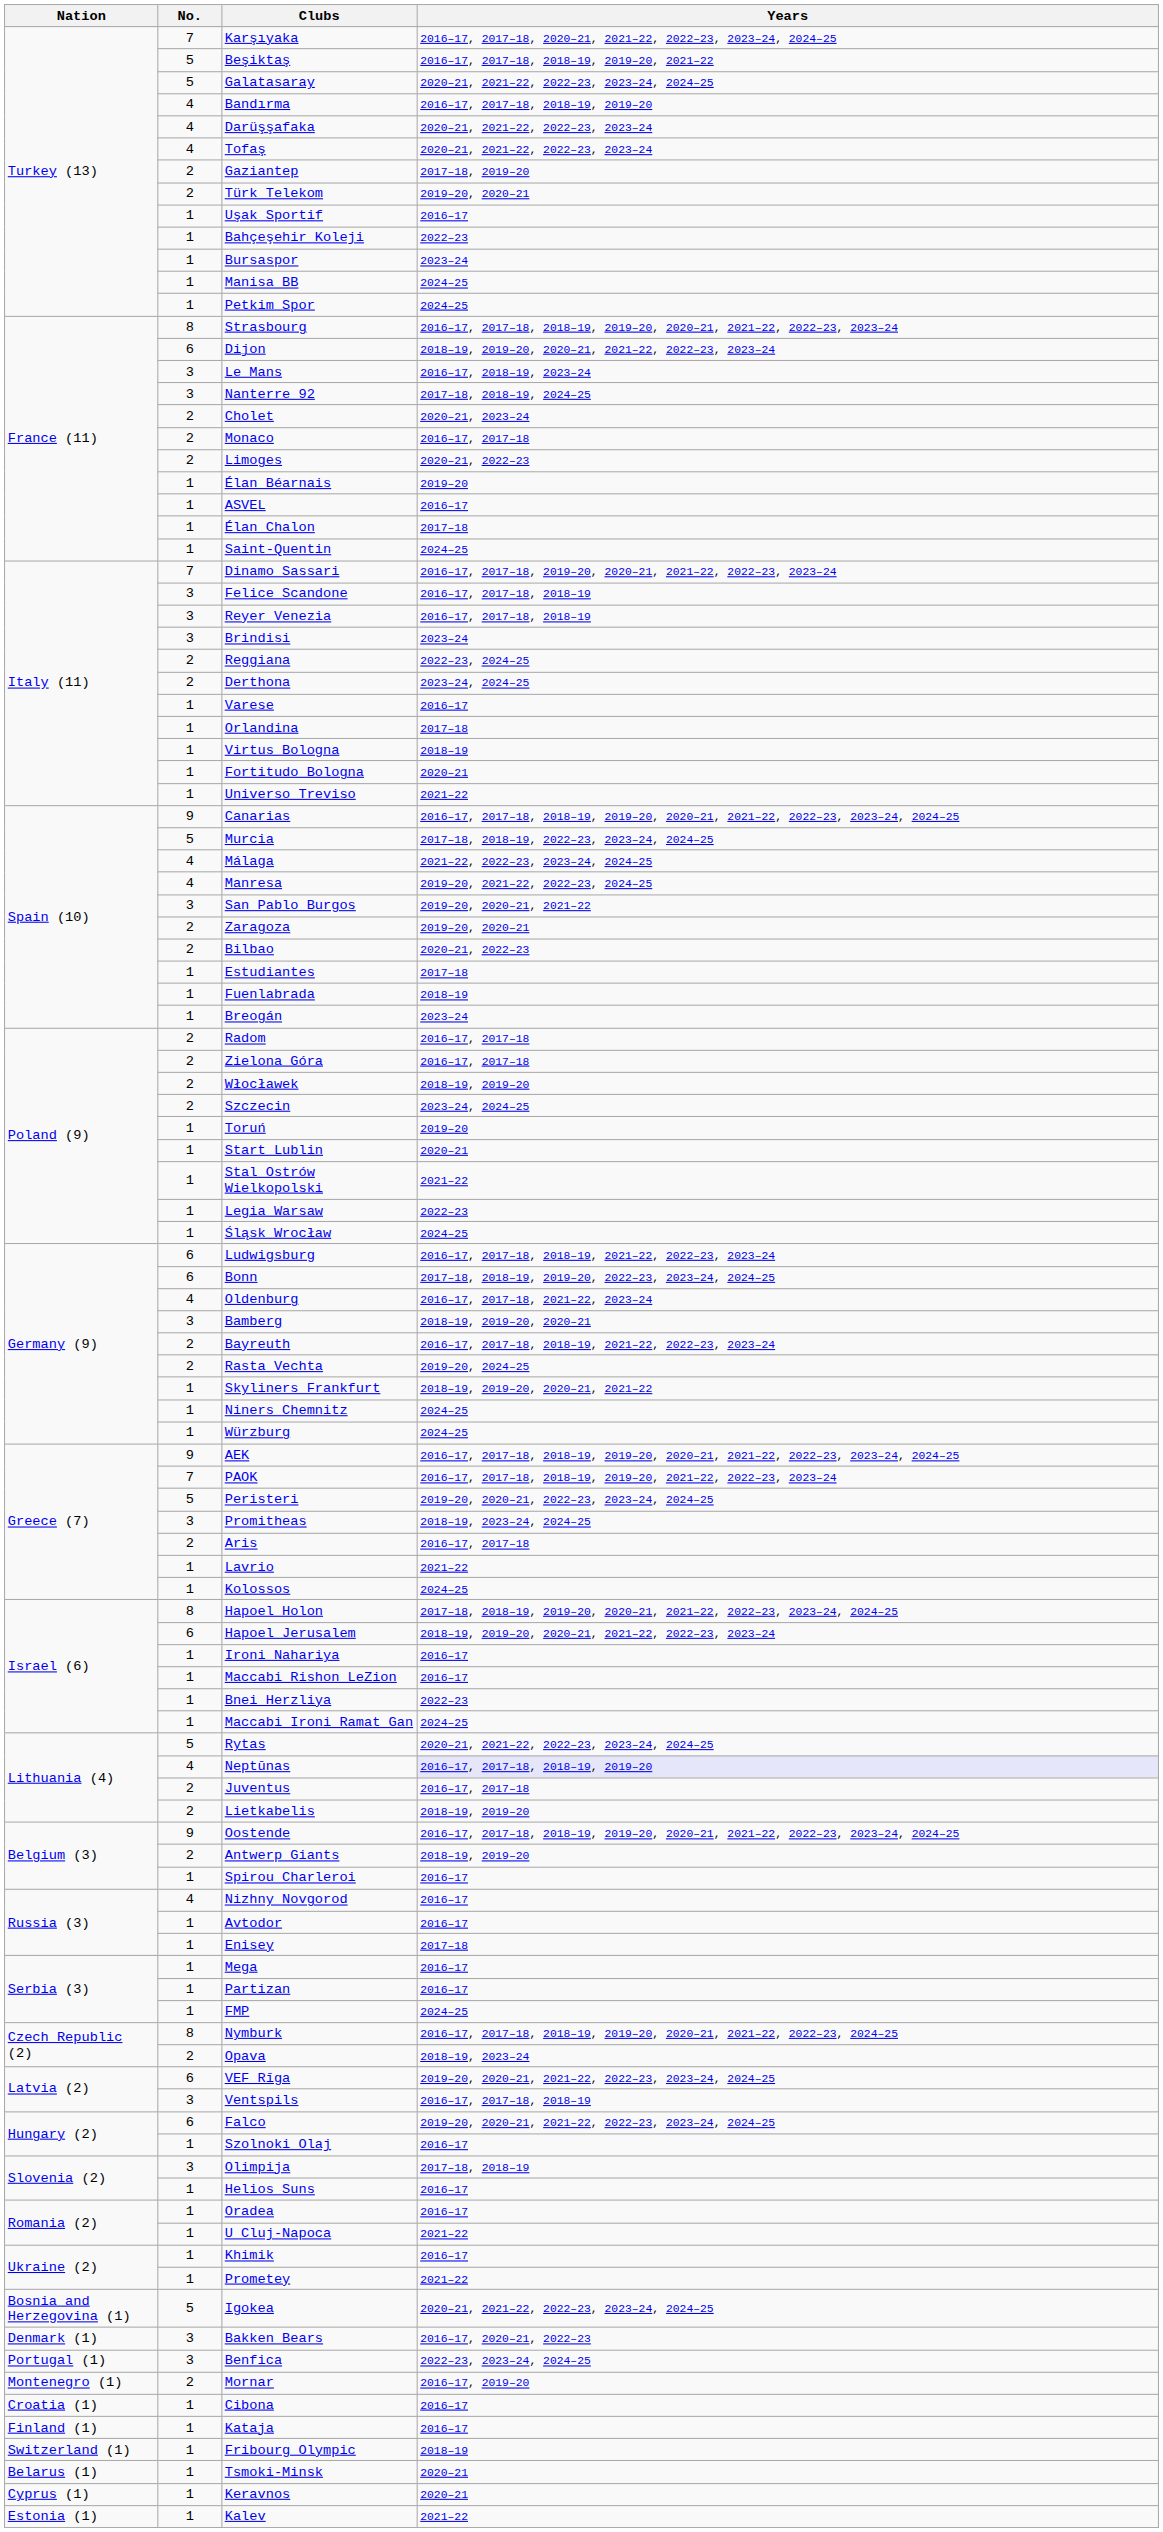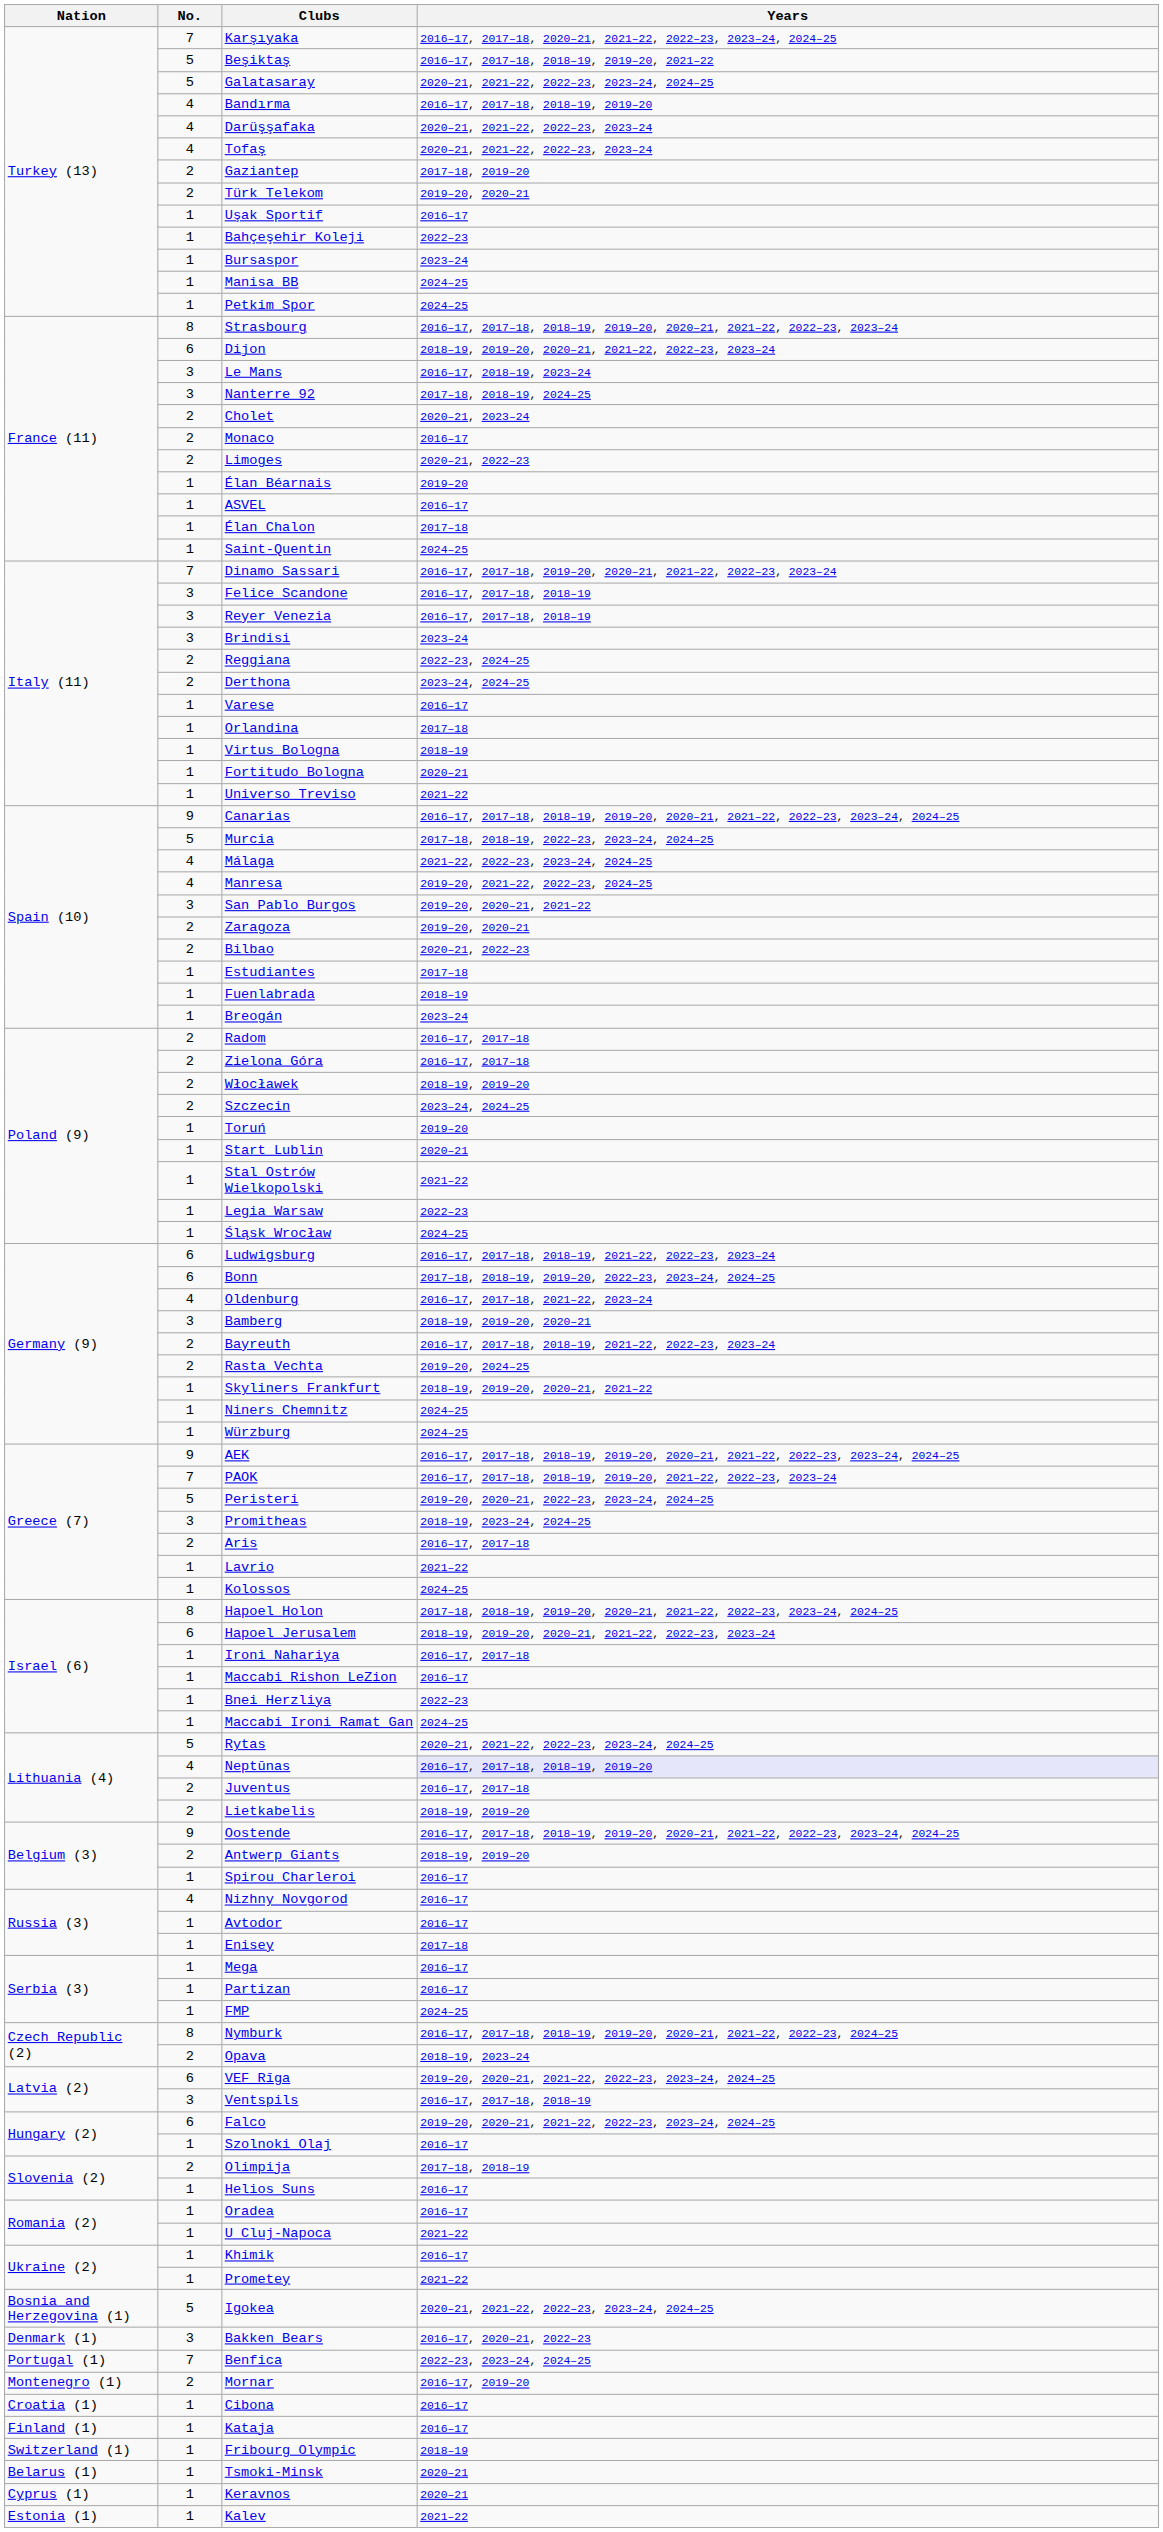(475, 439) 2016–17, 2017–18 -> (444, 439) 2016–17
(444, 1656) 2016–17 -> (475, 1656) 2016–17, 2017–18
(190, 2167) 3 -> (190, 2167) 2
(190, 2361) 3 -> (190, 2361) 7
